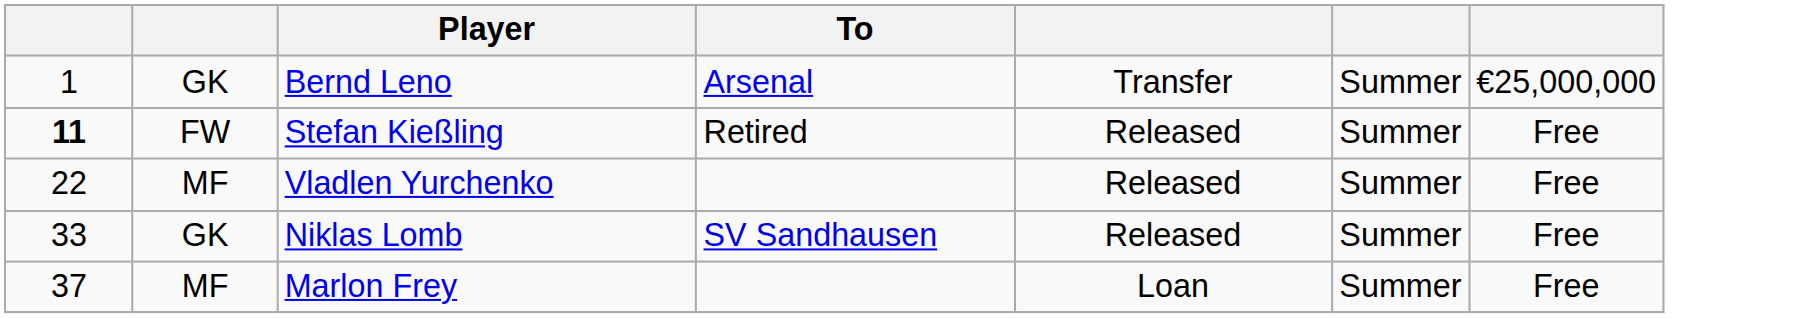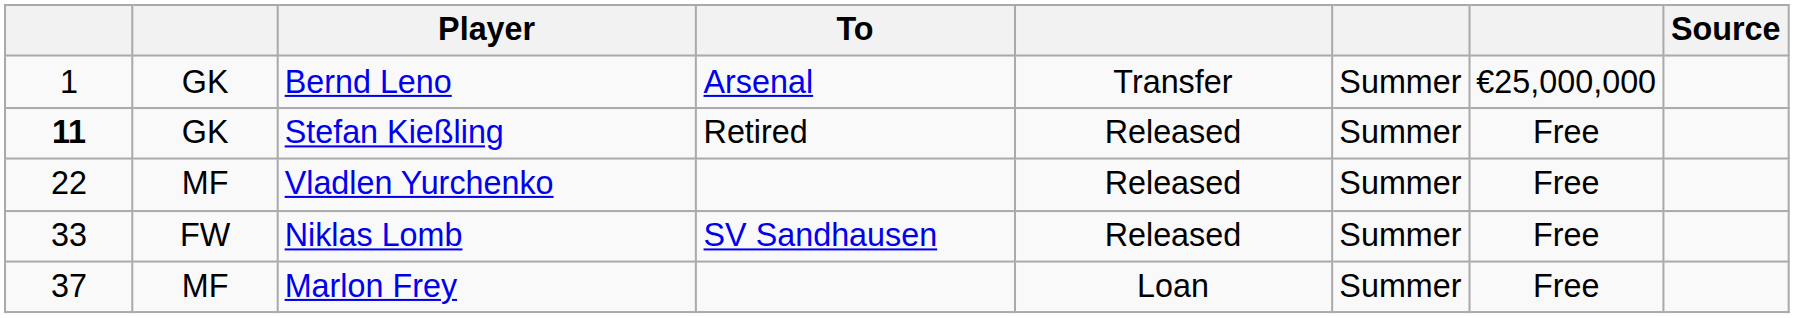+ column: (1726, 30)
(205, 132) FW -> (205, 132) GK
(205, 235) GK -> (205, 235) FW
